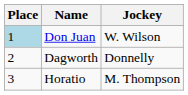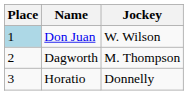(129, 57) Donnelly -> (142, 57) M. Thompson
(142, 79) M. Thompson -> (129, 79) Donnelly
